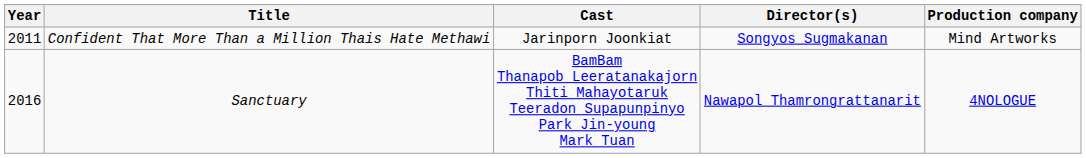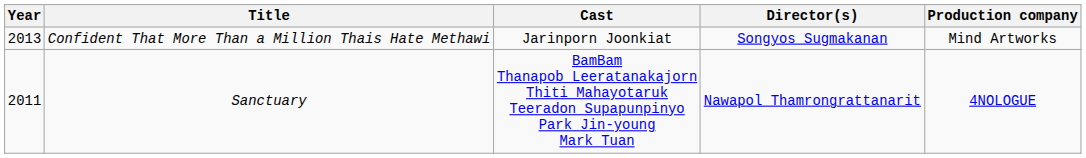(25, 39) 2011 -> (25, 39) 2013
(25, 101) 2016 -> (25, 101) 2011
